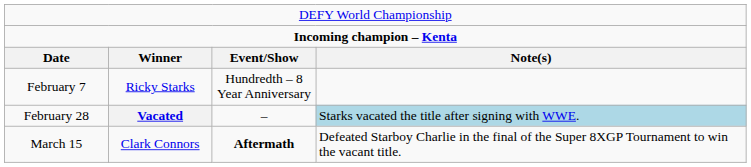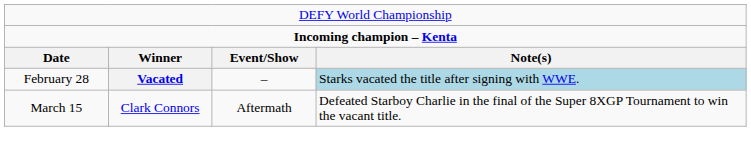- row: (56, 86)
(264, 144) bold -> (264, 107) normal
